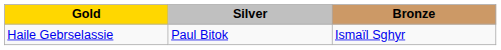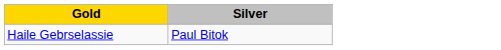- column: (414, 14)
